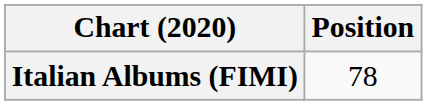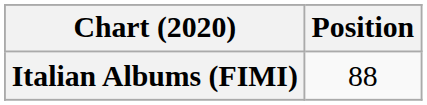(363, 75) 78 -> (363, 75) 88
